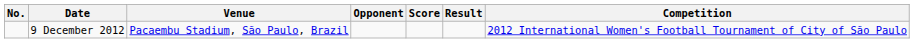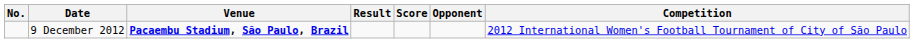columns swapped: (379, 13) <-> (464, 13)
(239, 30) normal -> (239, 30) bold
